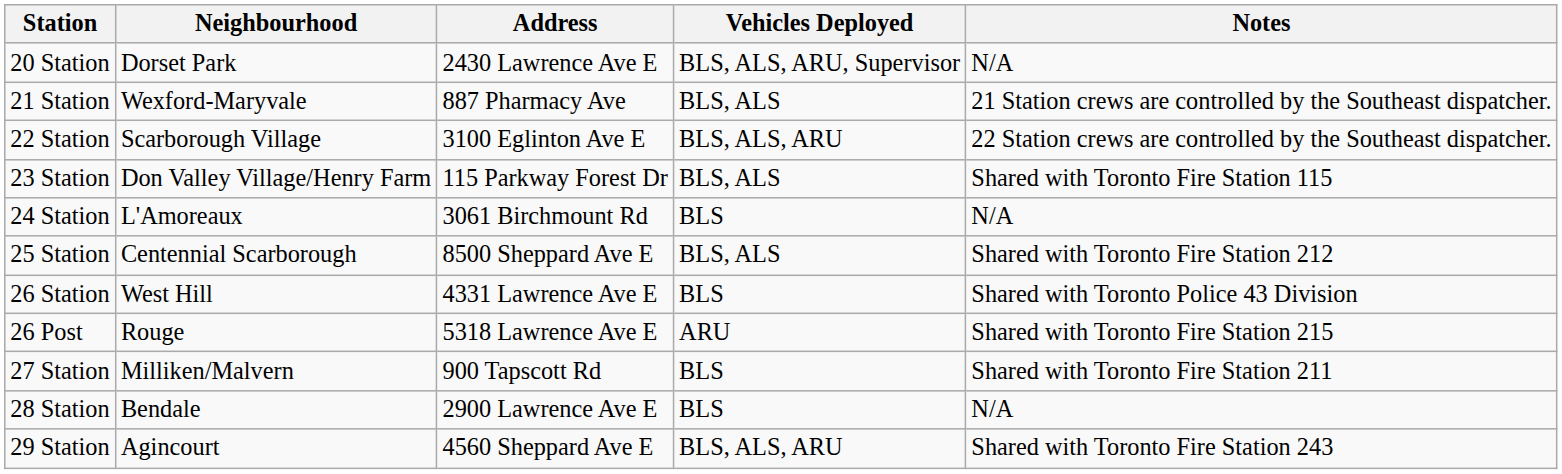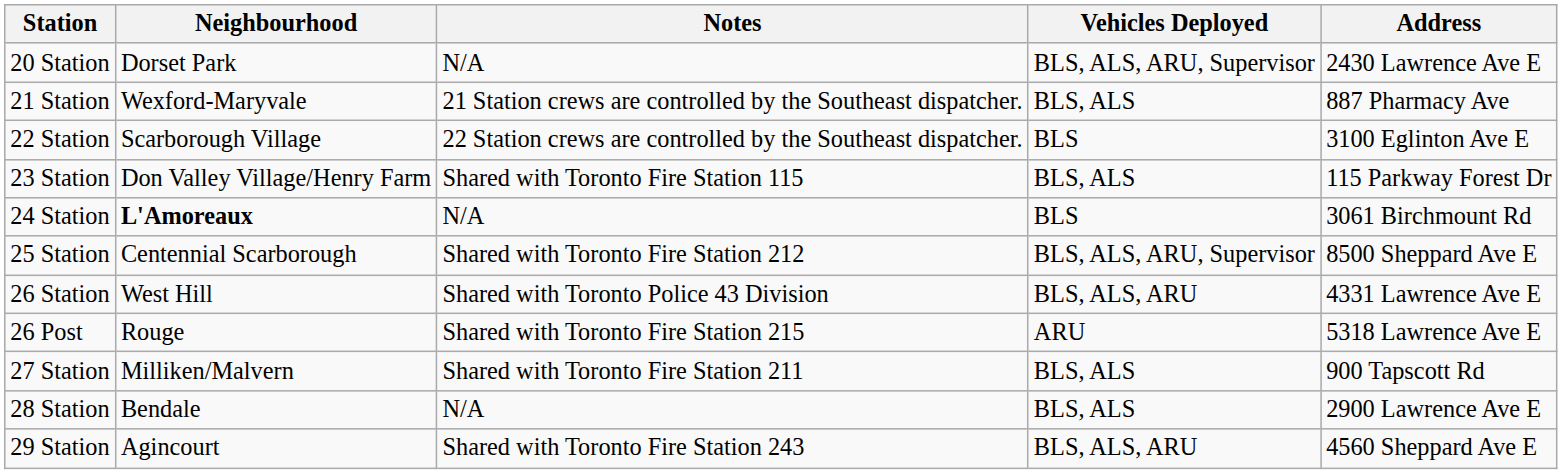columns swapped: (555, 23) <-> (1261, 23)
(761, 139) BLS, ALS, ARU -> (1056, 139) BLS
(182, 216) normal -> (187, 216) bold
(730, 255) BLS, ALS -> (1174, 255) BLS, ALS, ARU, Supervisor
(701, 293) BLS -> (1116, 293) BLS, ALS, ARU
(701, 370) BLS -> (1085, 370) BLS, ALS
(701, 409) BLS -> (1085, 409) BLS, ALS
